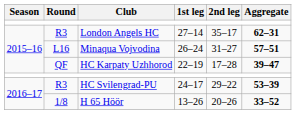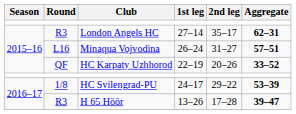(224, 65) 17–28 -> (224, 65) 20–26
(266, 65) 39–47 -> (266, 65) 33–52
(61, 85) R3 -> (61, 85) 1/8
(61, 101) 1/8 -> (61, 101) R3
(224, 101) 20–26 -> (224, 101) 17–28
(266, 101) 33–52 -> (266, 101) 39–47
